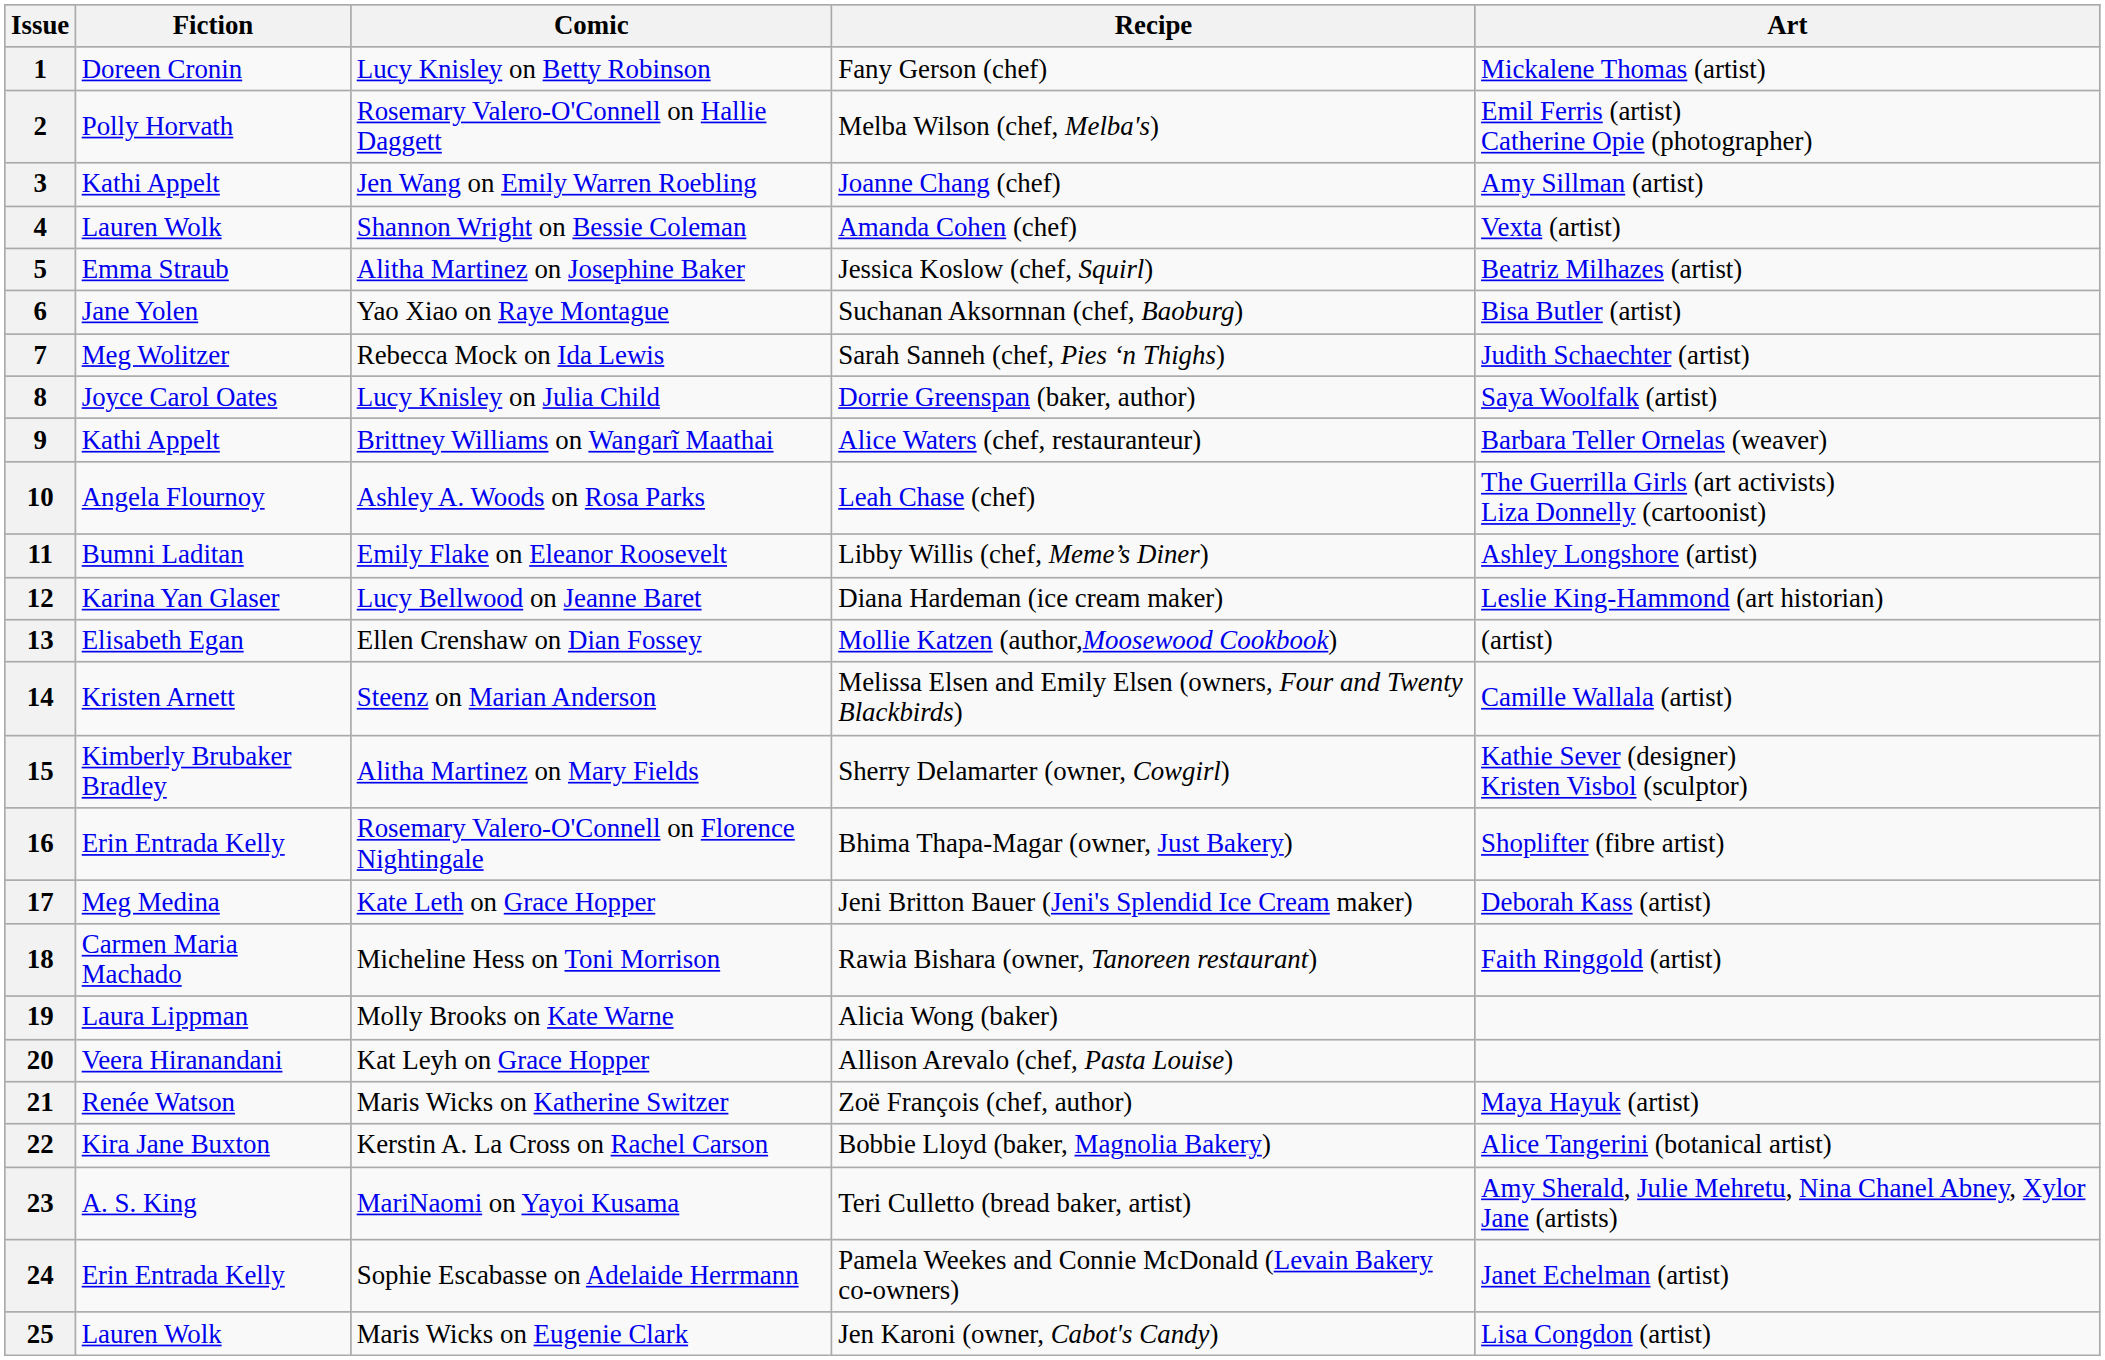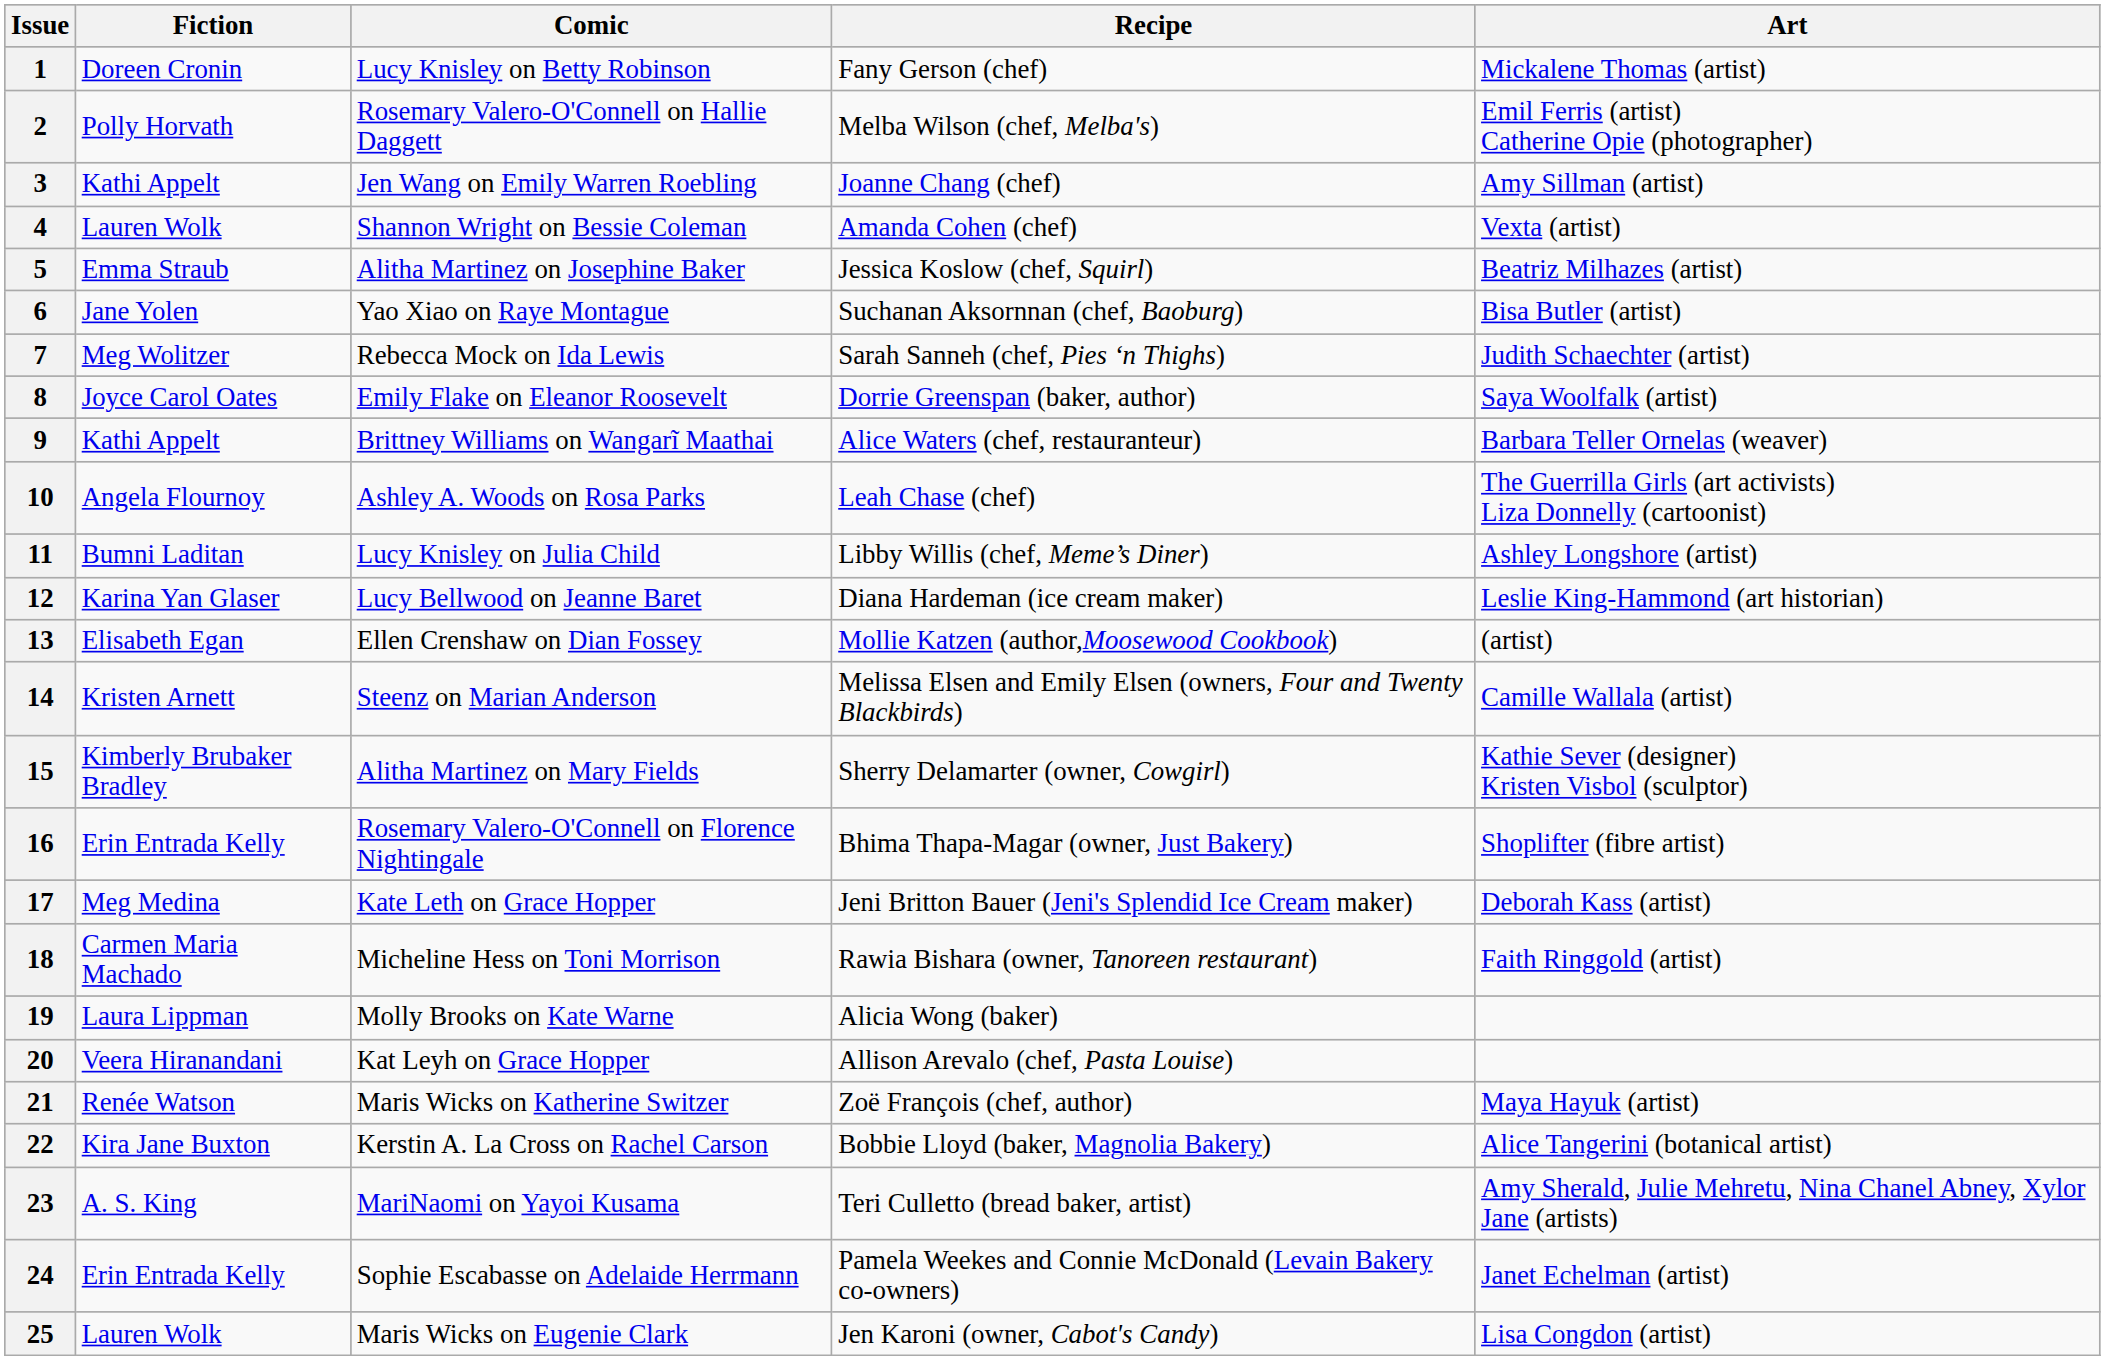(508, 397) Lucy Knisley on Julia Child -> (542, 397) Emily Flake on Eleanor Roosevelt
(542, 555) Emily Flake on Eleanor Roosevelt -> (508, 555) Lucy Knisley on Julia Child
